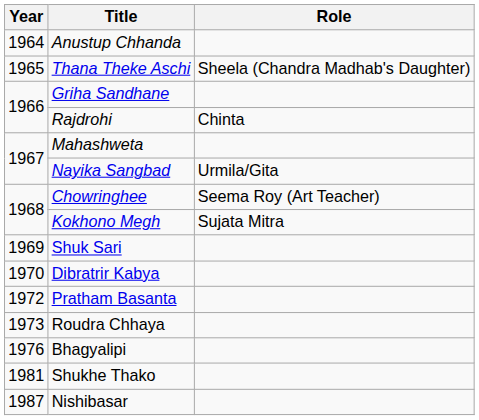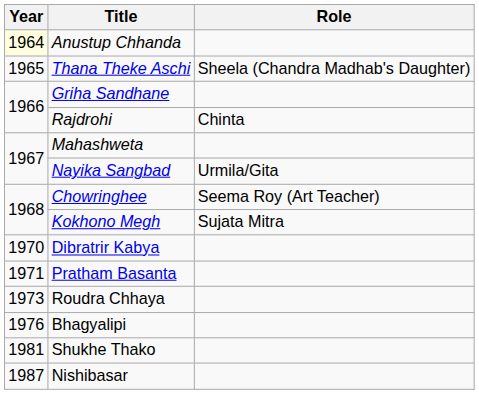(26, 42) no background -> (26, 42) lightyellow background
- row: (87, 247)
(26, 299) 1972 -> (26, 273) 1971
